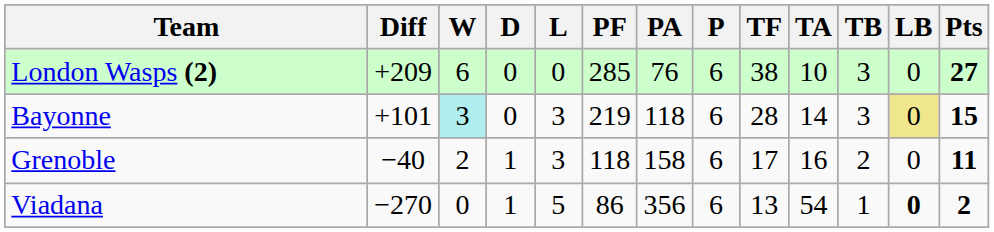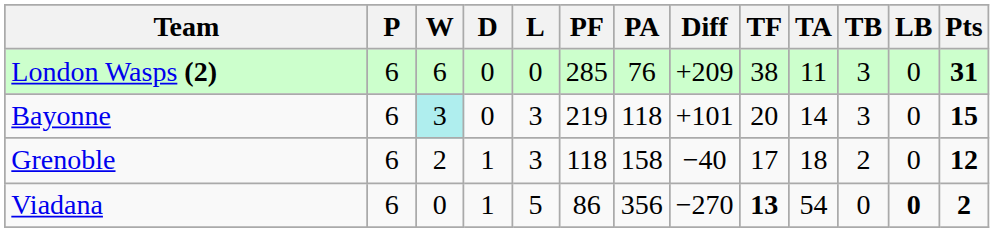columns swapped: (716, 26) <-> (403, 26)
(813, 71) 10 -> (813, 71) 11
(964, 71) 27 -> (964, 71) 31
(764, 115) 28 -> (764, 115) 20
(914, 115) khaki background -> (914, 115) no background
(813, 159) 16 -> (813, 159) 18
(964, 159) 11 -> (964, 159) 12
(764, 204) normal -> (764, 204) bold
(863, 204) 1 -> (863, 204) 0
